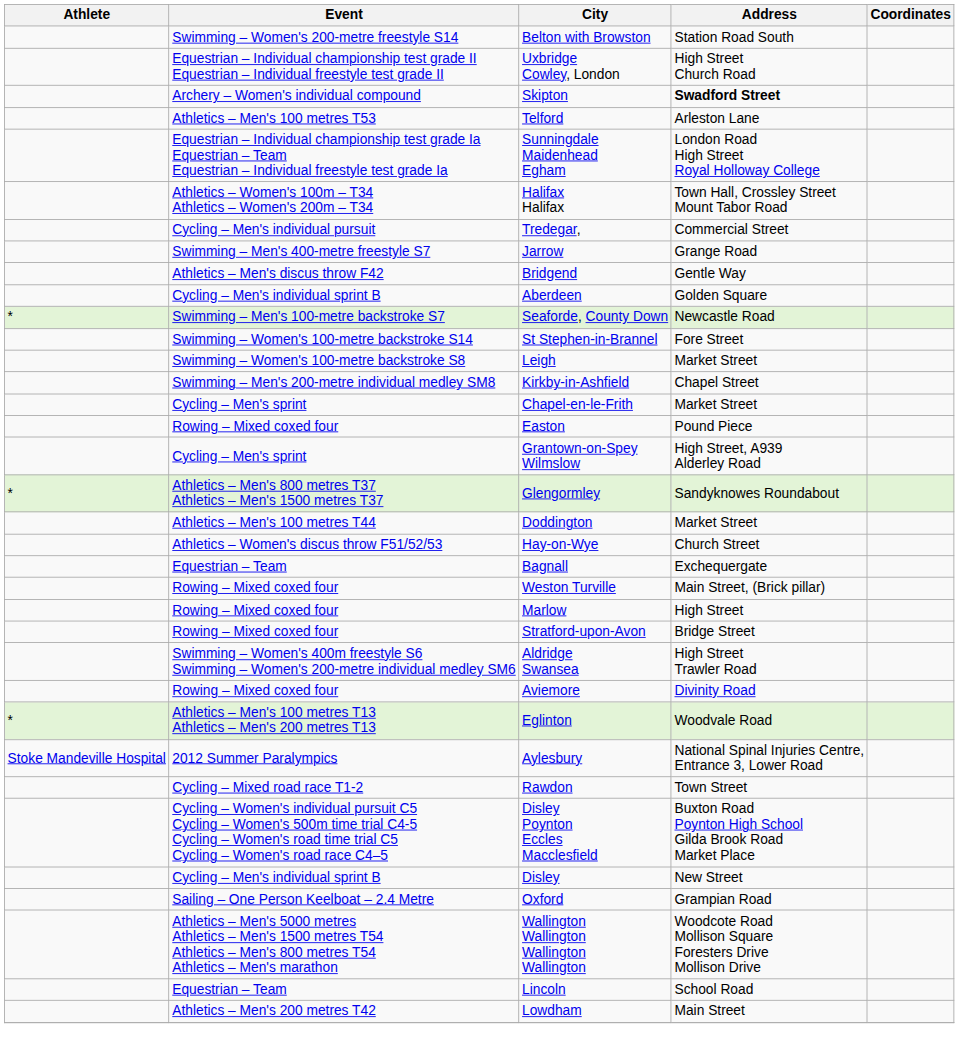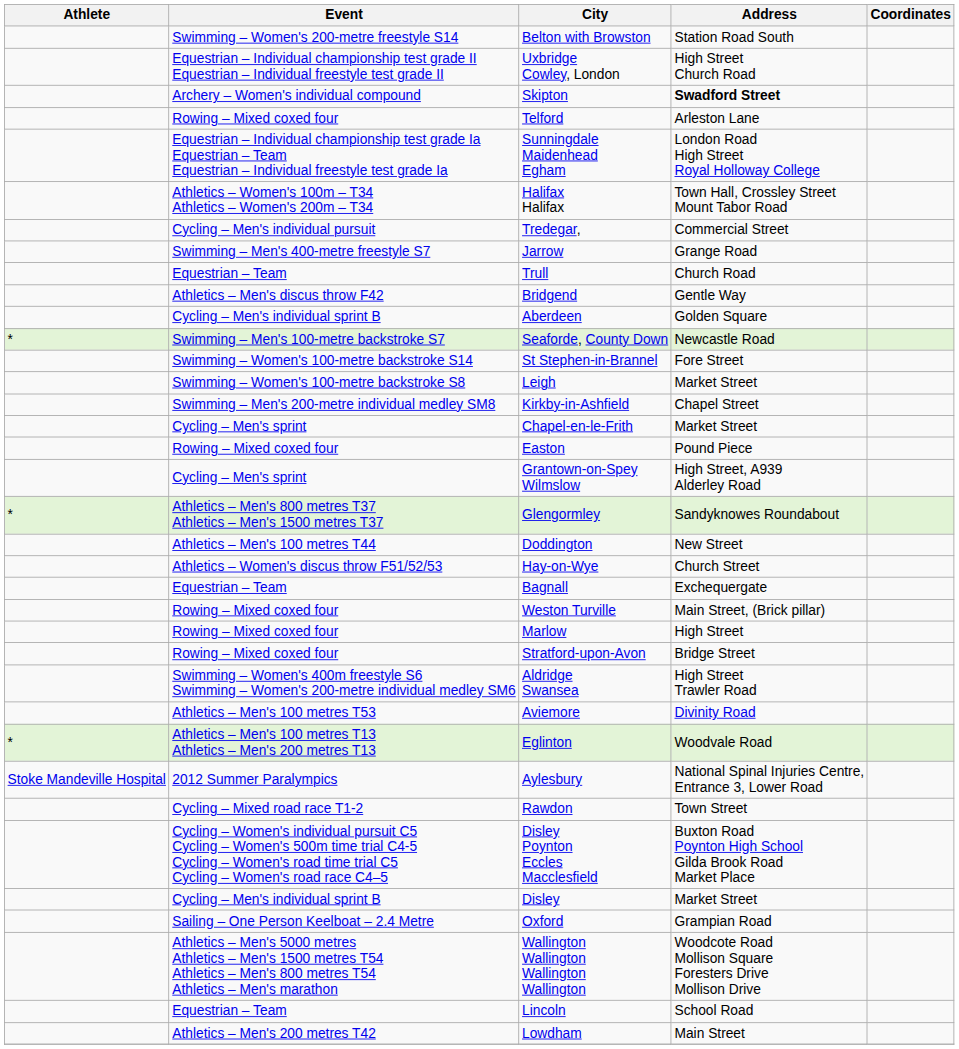(274, 118) Athletics – Men's 100 metres T53 -> (255, 118) Rowing – Mixed coxed four
+ row: (535, 273)
(716, 522) Market Street -> (709, 544) New Street
(255, 691) Rowing – Mixed coxed four -> (274, 712) Athletics – Men's 100 metres T53
(709, 877) New Street -> (716, 899) Market Street
